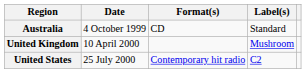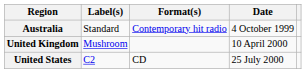columns swapped: (115, 12) <-> (272, 12)
(158, 28) CD -> (179, 28) Contemporary hit radio
(198, 60) Contemporary hit radio -> (139, 60) CD
